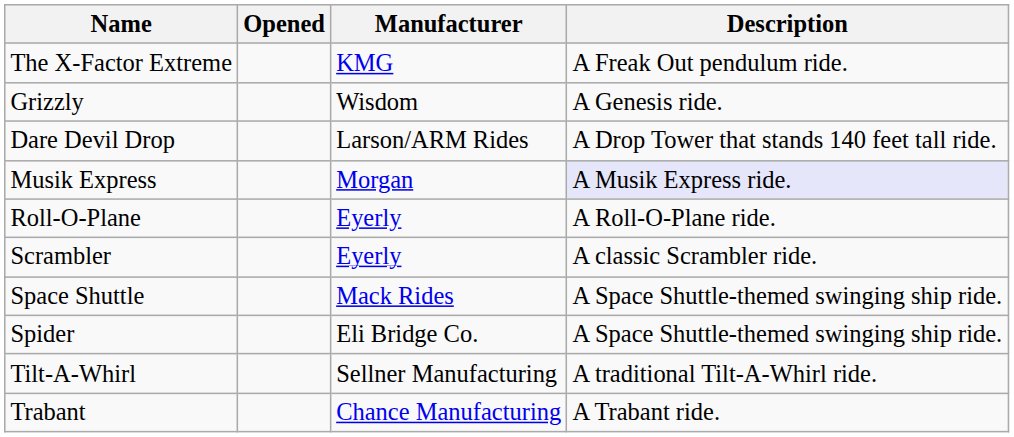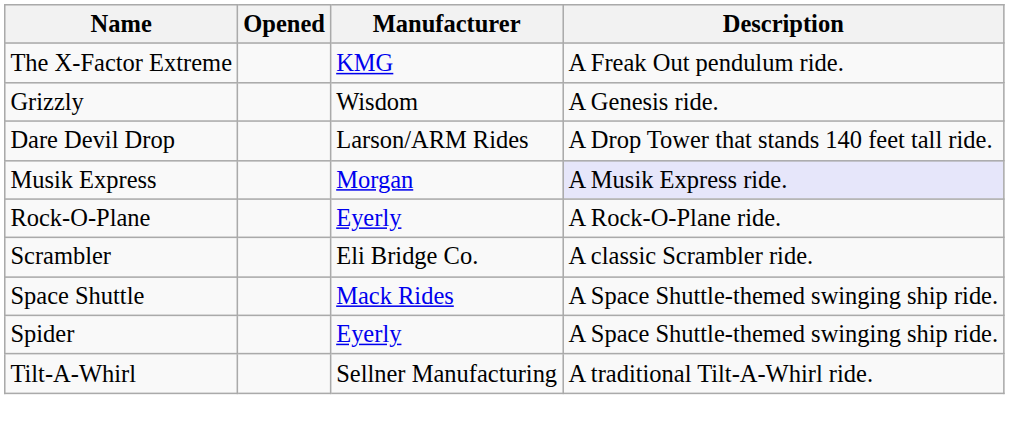- row: (76, 218)
+ row: (80, 218)
(369, 256) Eyerly -> (407, 256) Eli Bridge Co.
(407, 334) Eli Bridge Co. -> (369, 334) Eyerly
- row: (48, 412)
